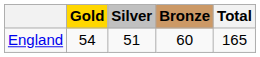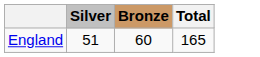- column: (87, 16)
